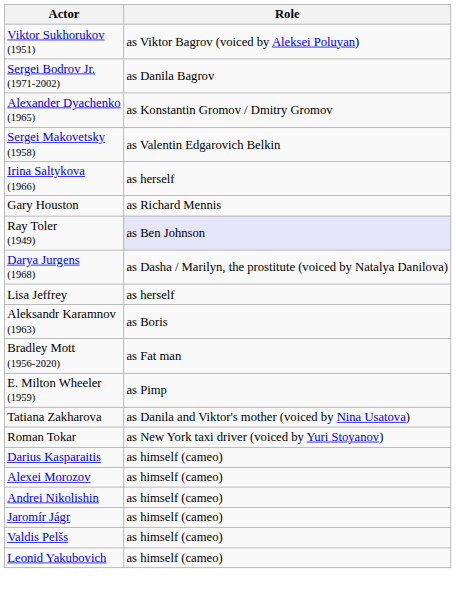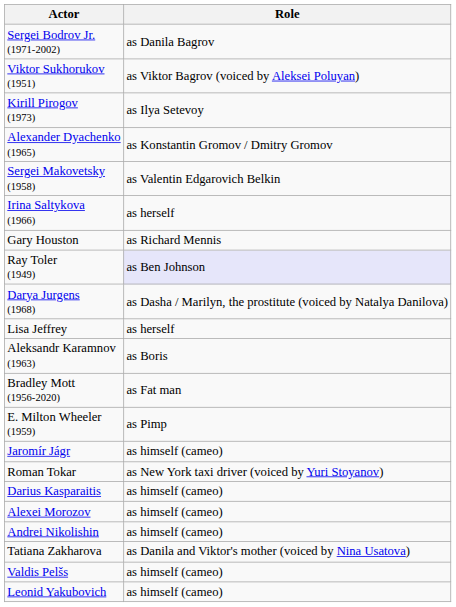rows swapped: (51, 75) <-> (56, 41)
+ row: (43, 110)
rows swapped: (54, 417) <-> (39, 517)
